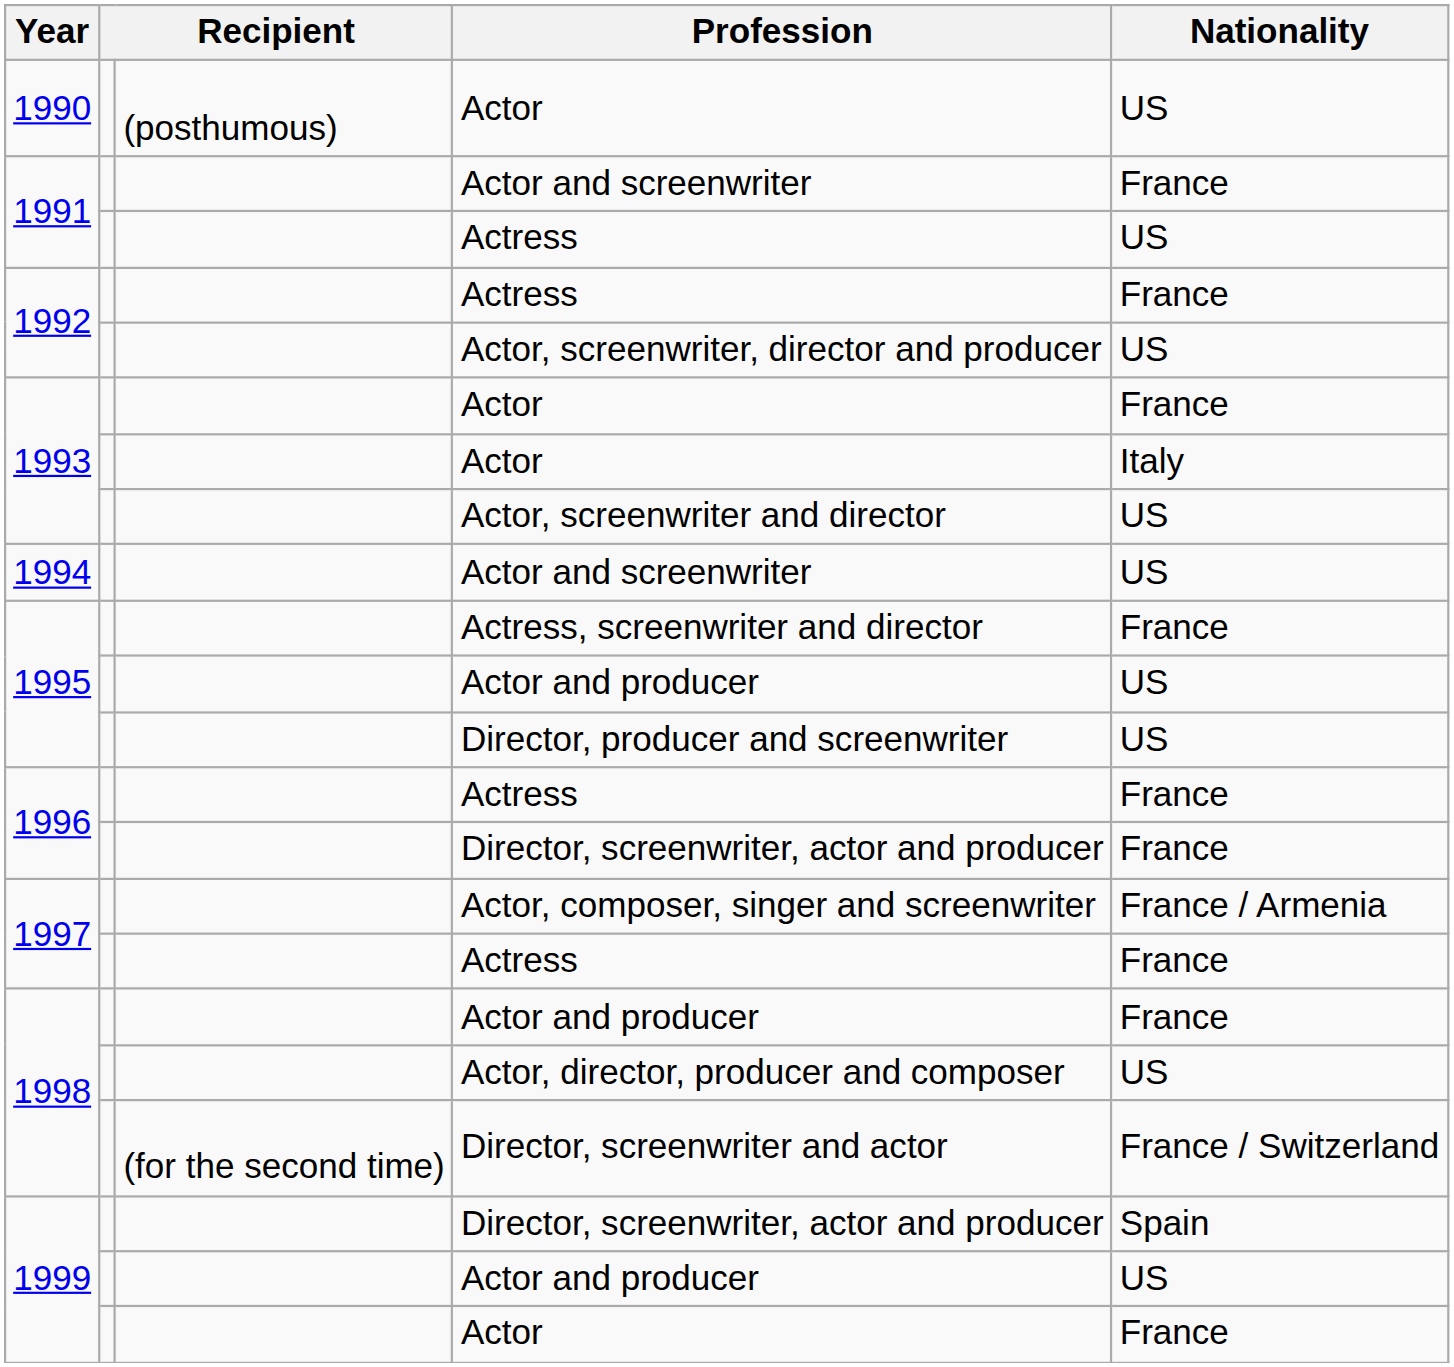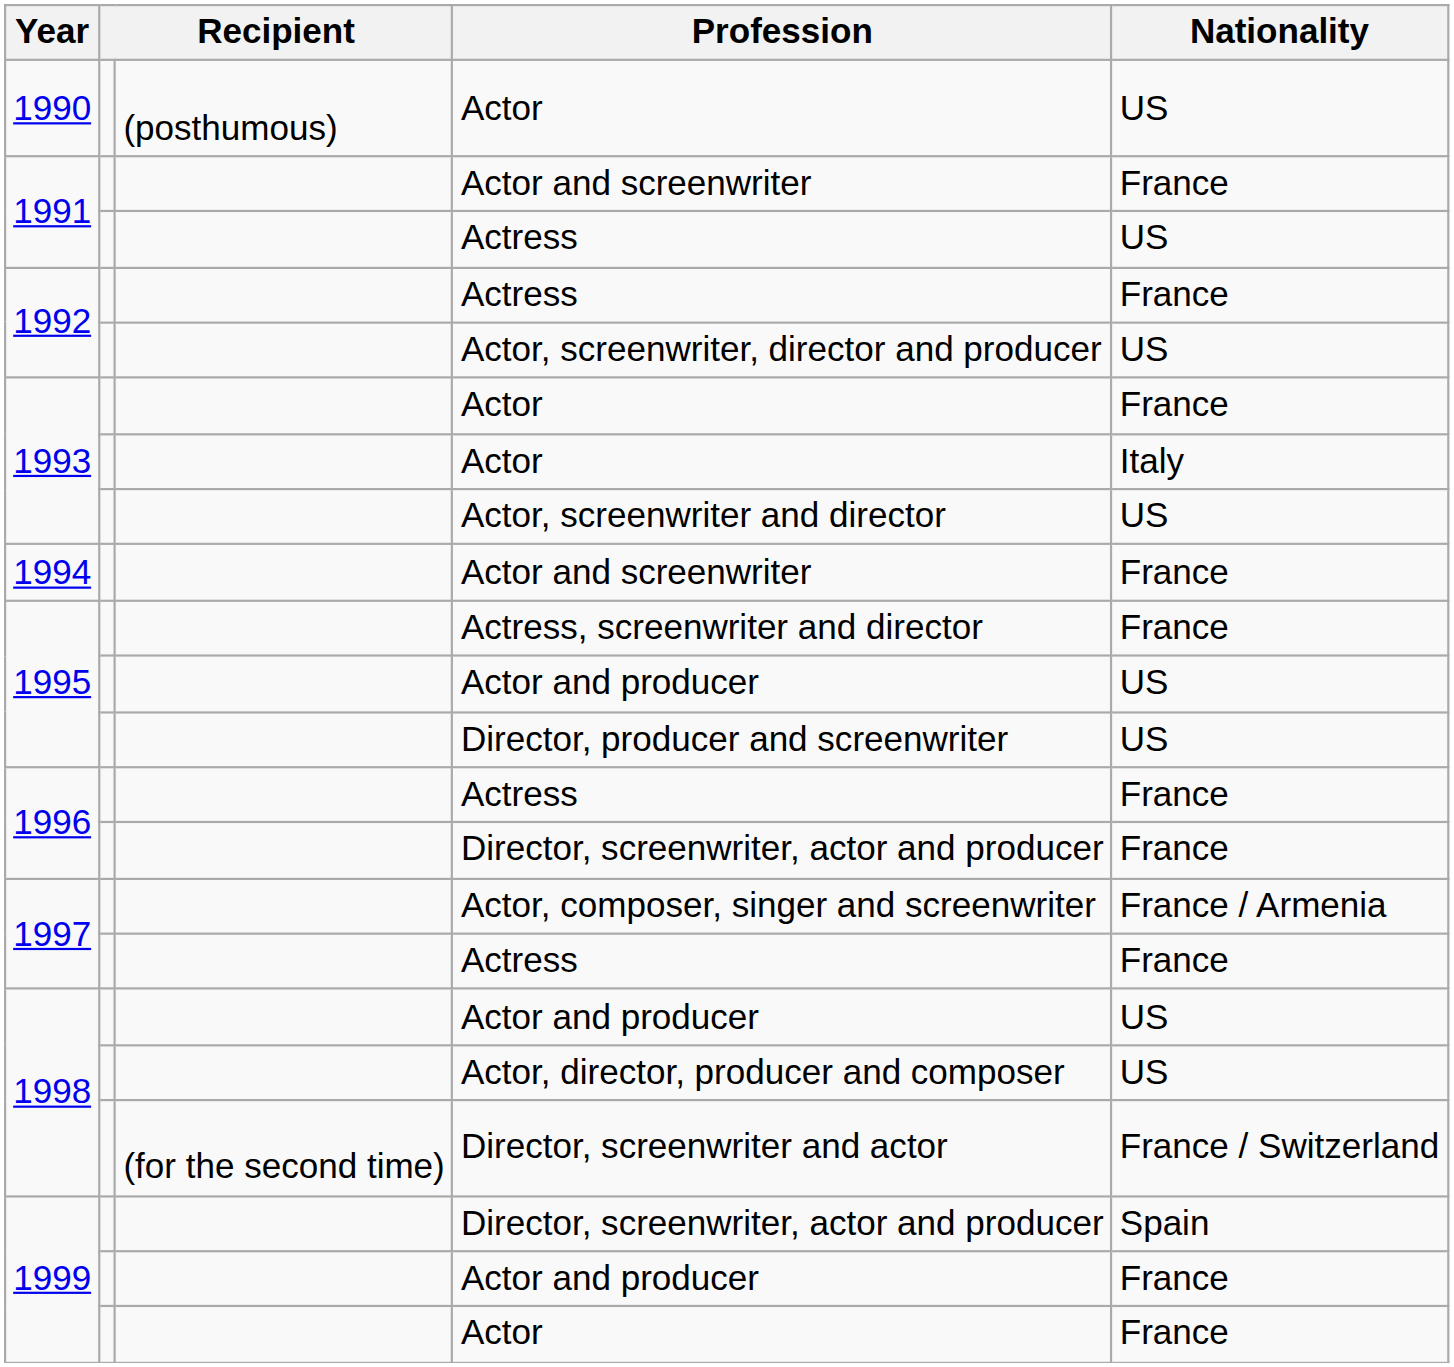(1144, 571) US -> (1174, 571) France
(1174, 1016) France -> (1144, 1016) US
(1144, 1278) US -> (1174, 1278) France
